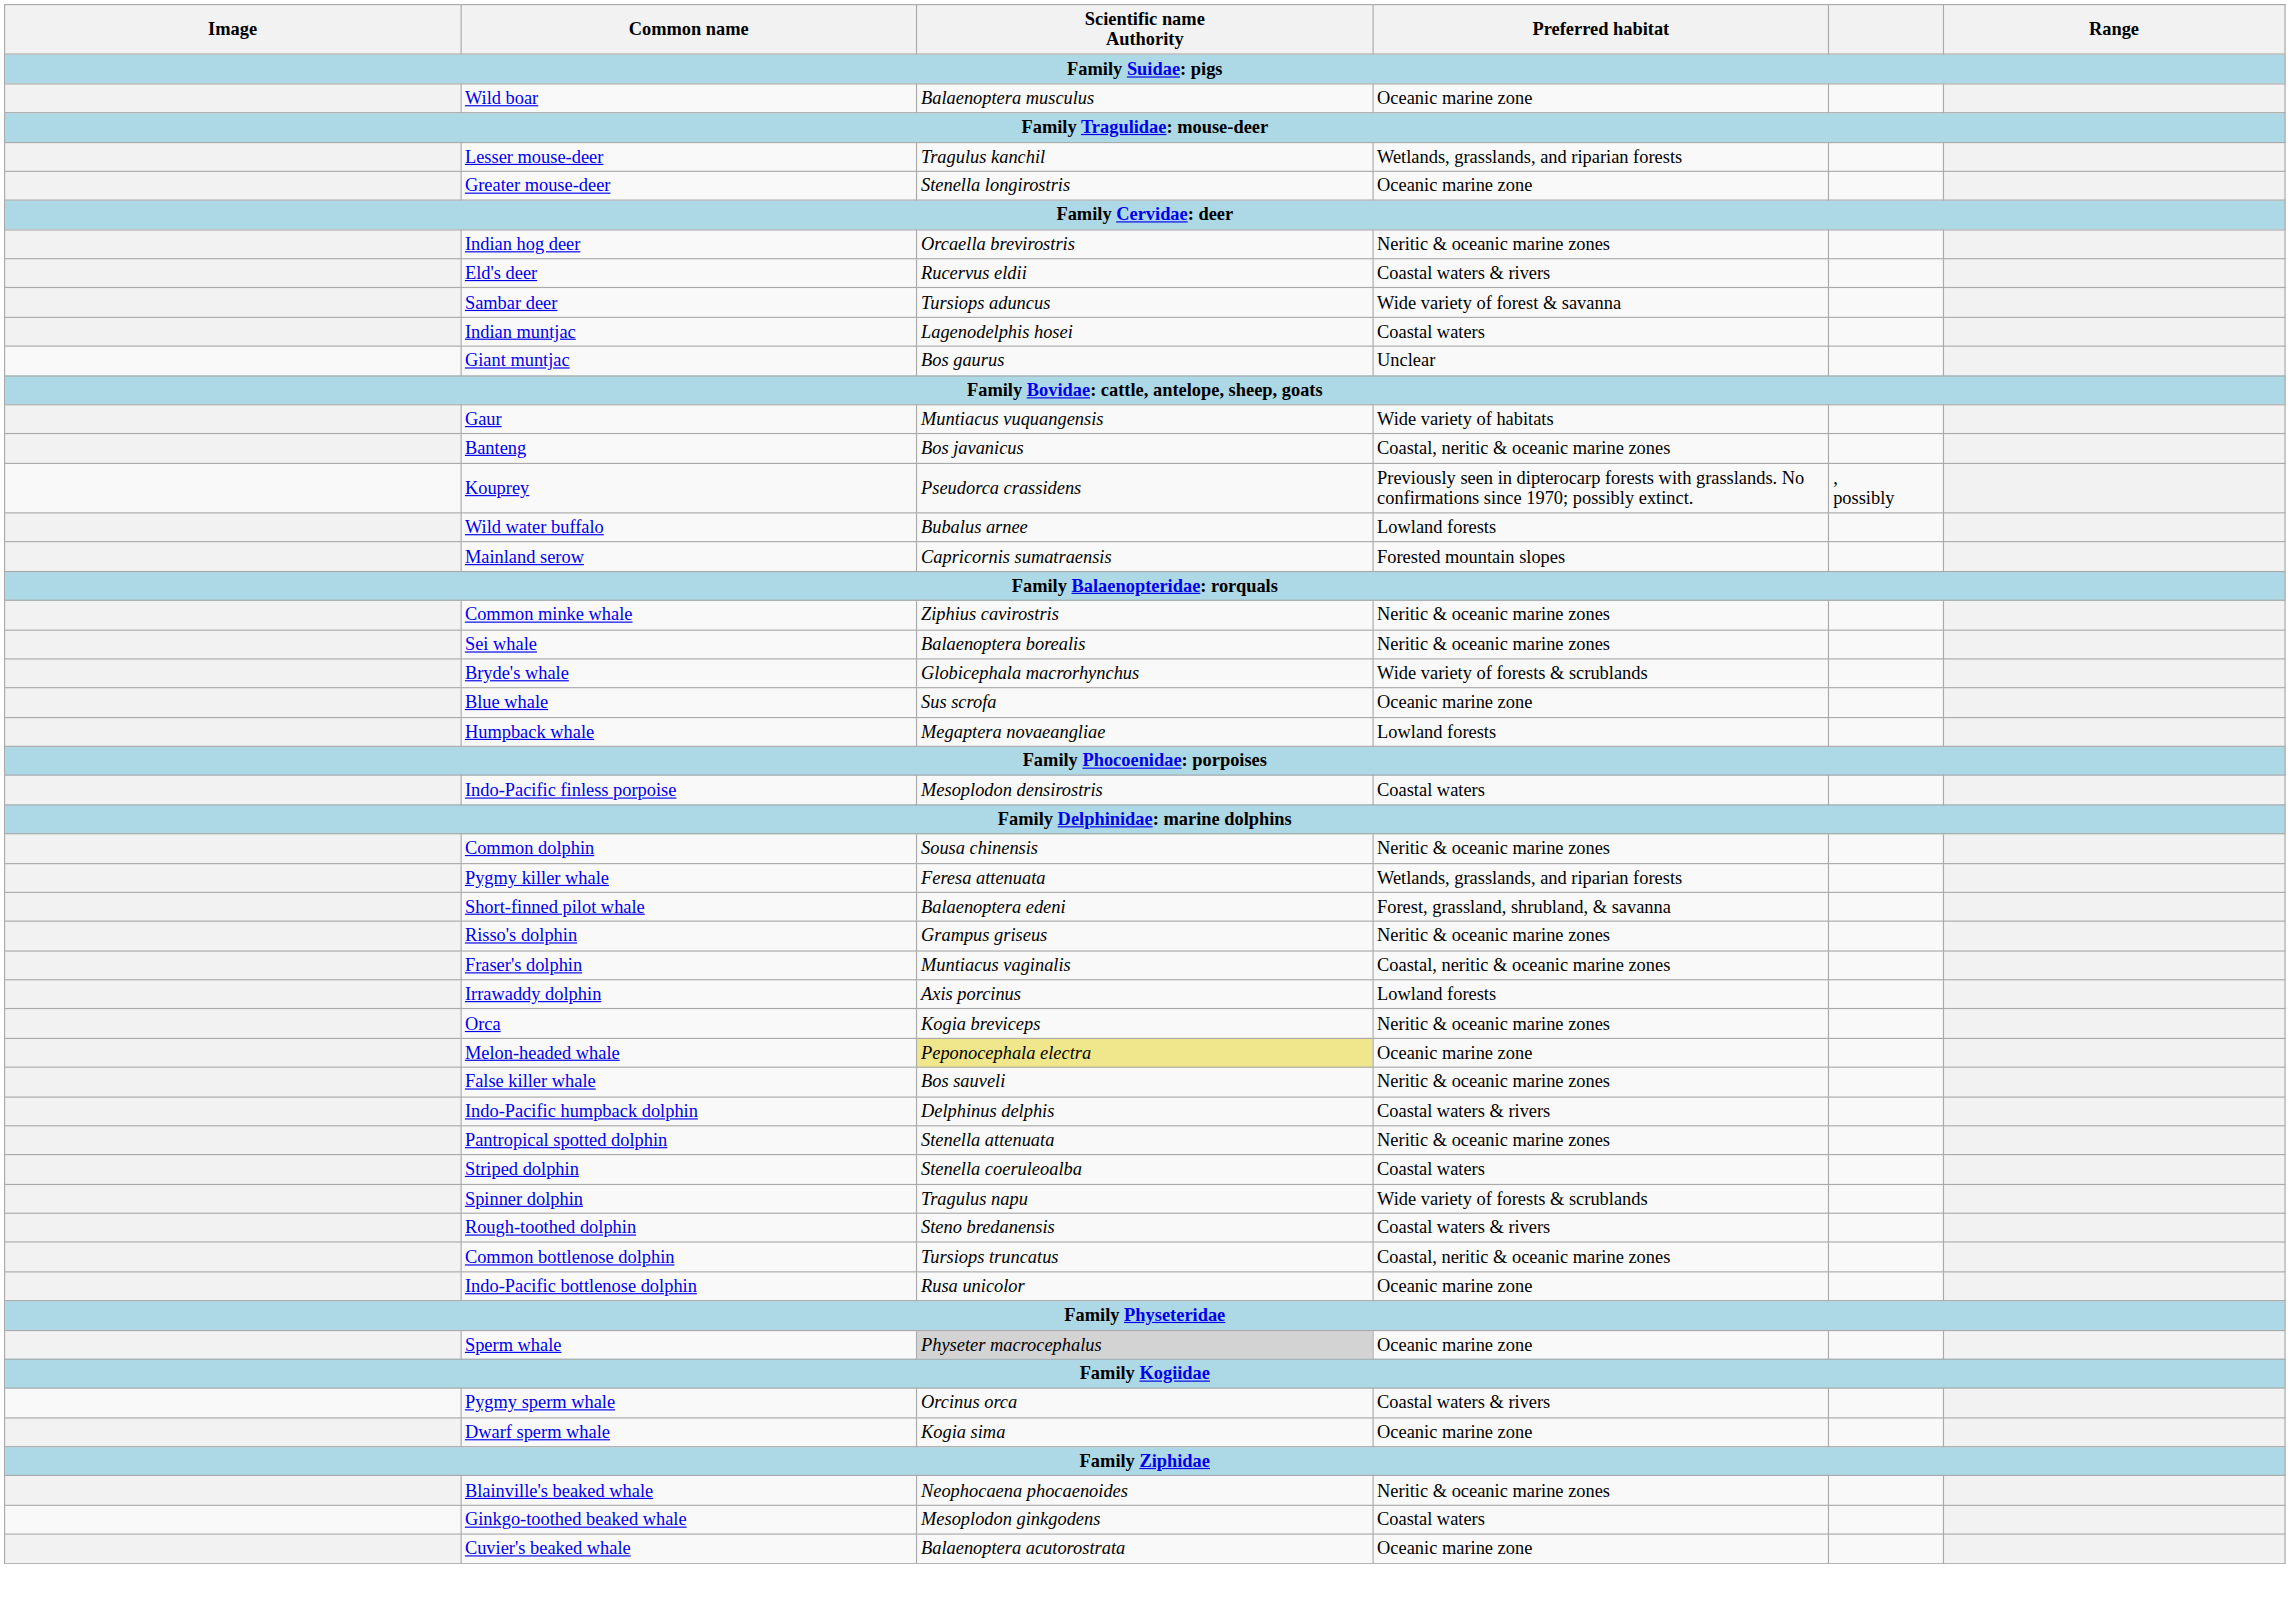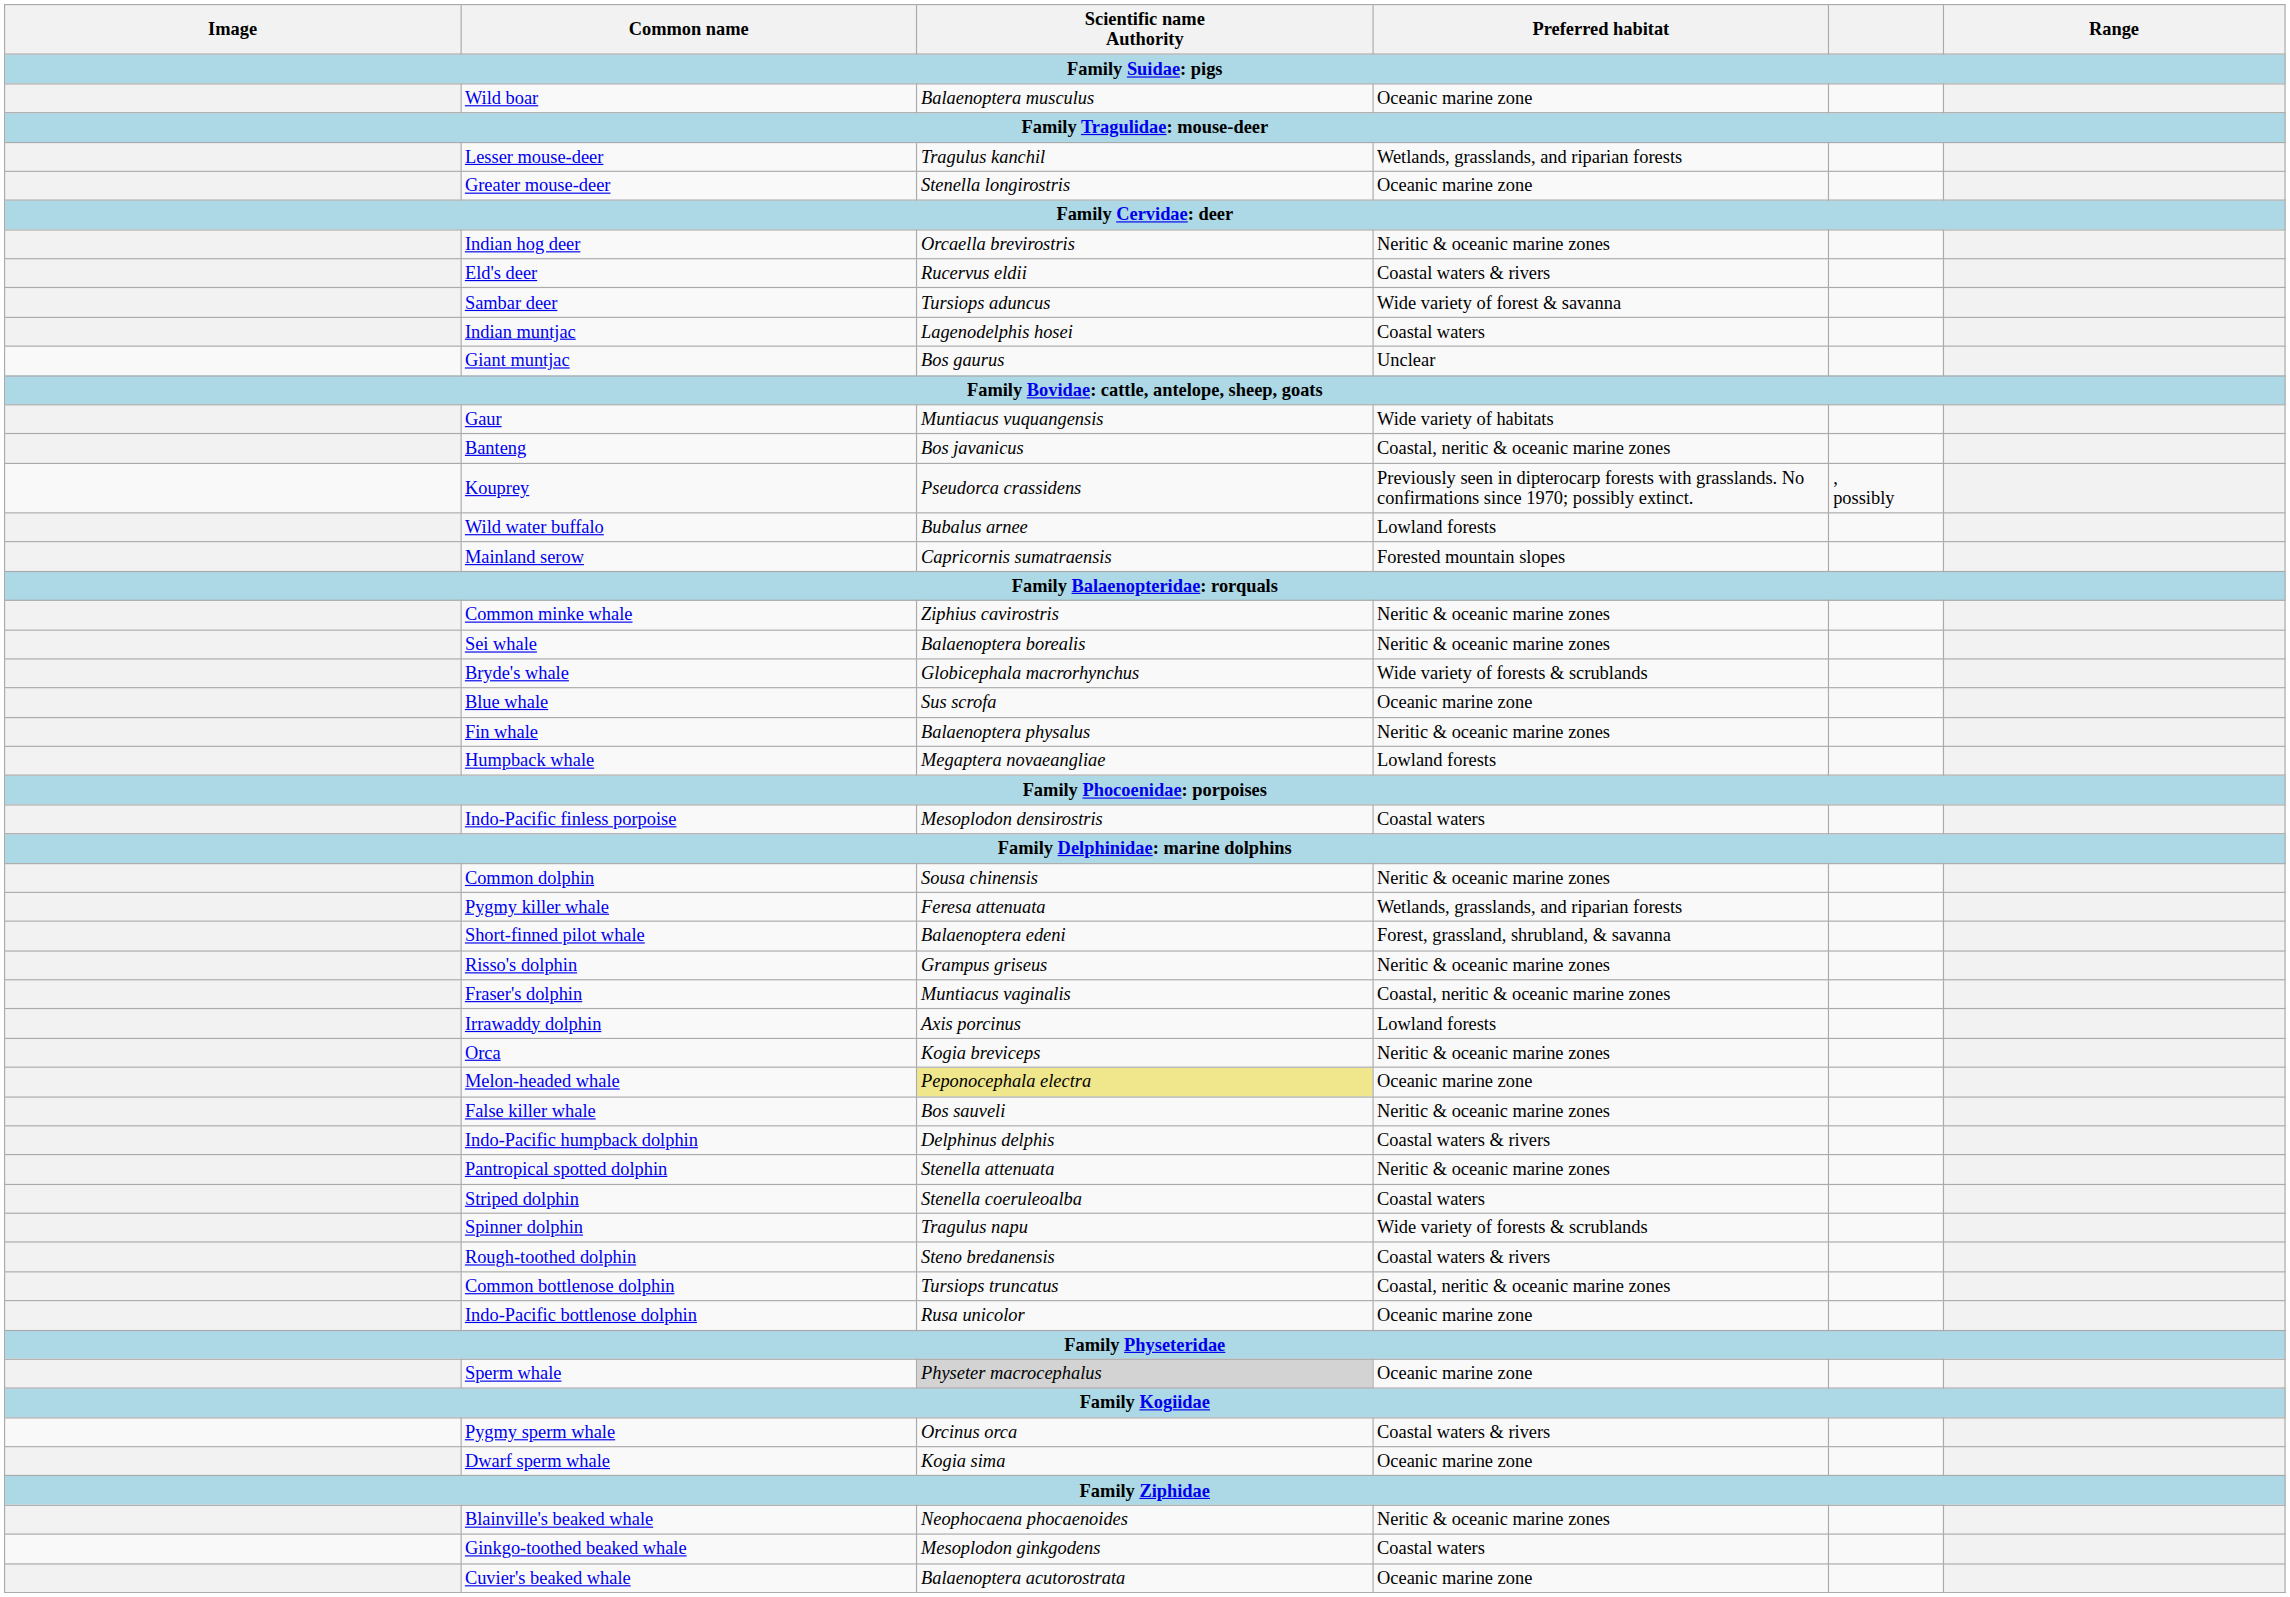+ row: (501, 731)
